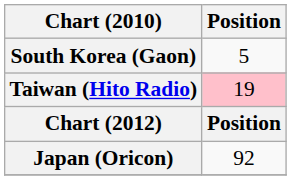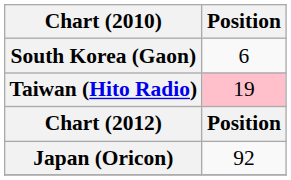(244, 55) 5 -> (244, 55) 6
